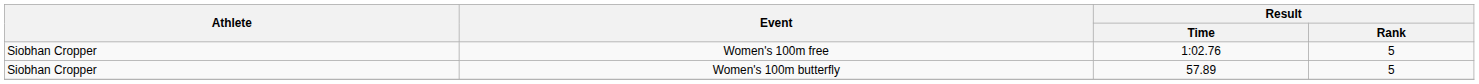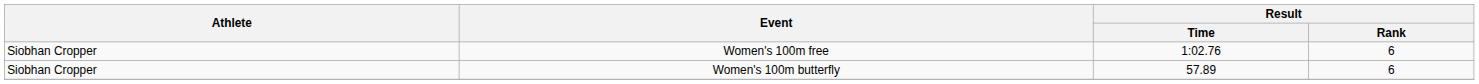(1391, 51) 5 -> (1391, 51) 6
(1391, 70) 5 -> (1391, 70) 6
